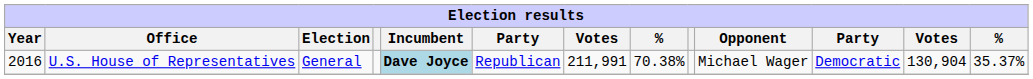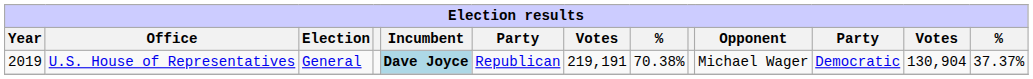(25, 62) 2016 -> (25, 62) 2019
(597, 62) 211,991 -> (597, 62) 219,191
(999, 62) 35.37% -> (999, 62) 37.37%
